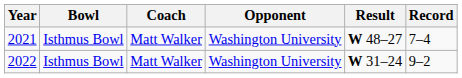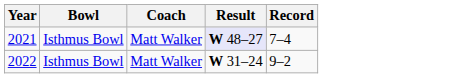- column: (275, 15)
(375, 38) no background -> (236, 38) lavender background
